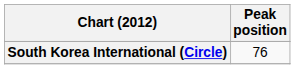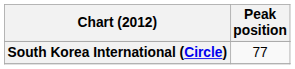(260, 52) 76 -> (260, 52) 77
